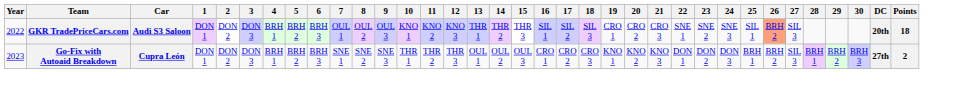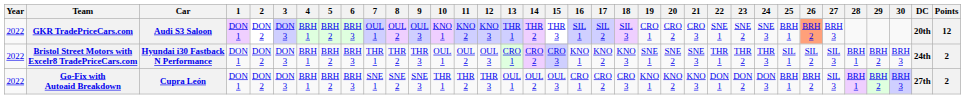(752, 31) SIL 1 -> (789, 31) BRH 1
(794, 31) SIL 3 -> (834, 31) BRH 3
(905, 31) 18 -> (947, 31) 12
+ row: (83, 56)
(15, 56) 2023 -> (15, 81) 2022
